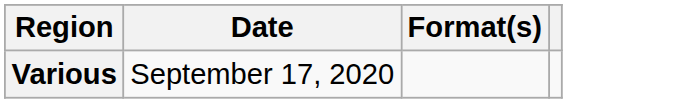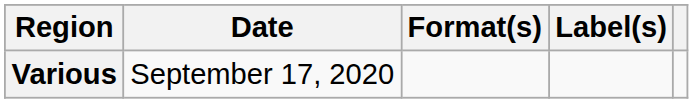+ column: (611, 27)
